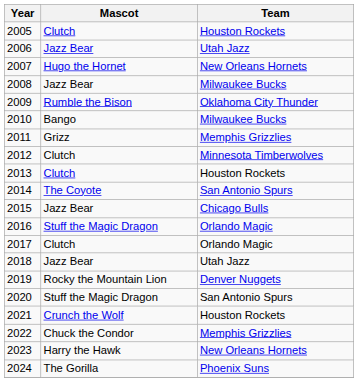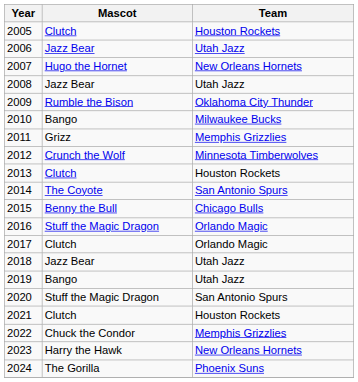(243, 84) Milwaukee Bucks -> (220, 84) Utah Jazz
(59, 155) Clutch -> (85, 155) Crunch the Wolf
(68, 208) Jazz Bear -> (81, 208) Benny the Bull
(105, 279) Rocky the Mountain Lion -> (61, 279) Bango
(240, 279) Denver Nuggets -> (220, 279) Utah Jazz
(84, 315) Crunch the Wolf -> (61, 315) Clutch
